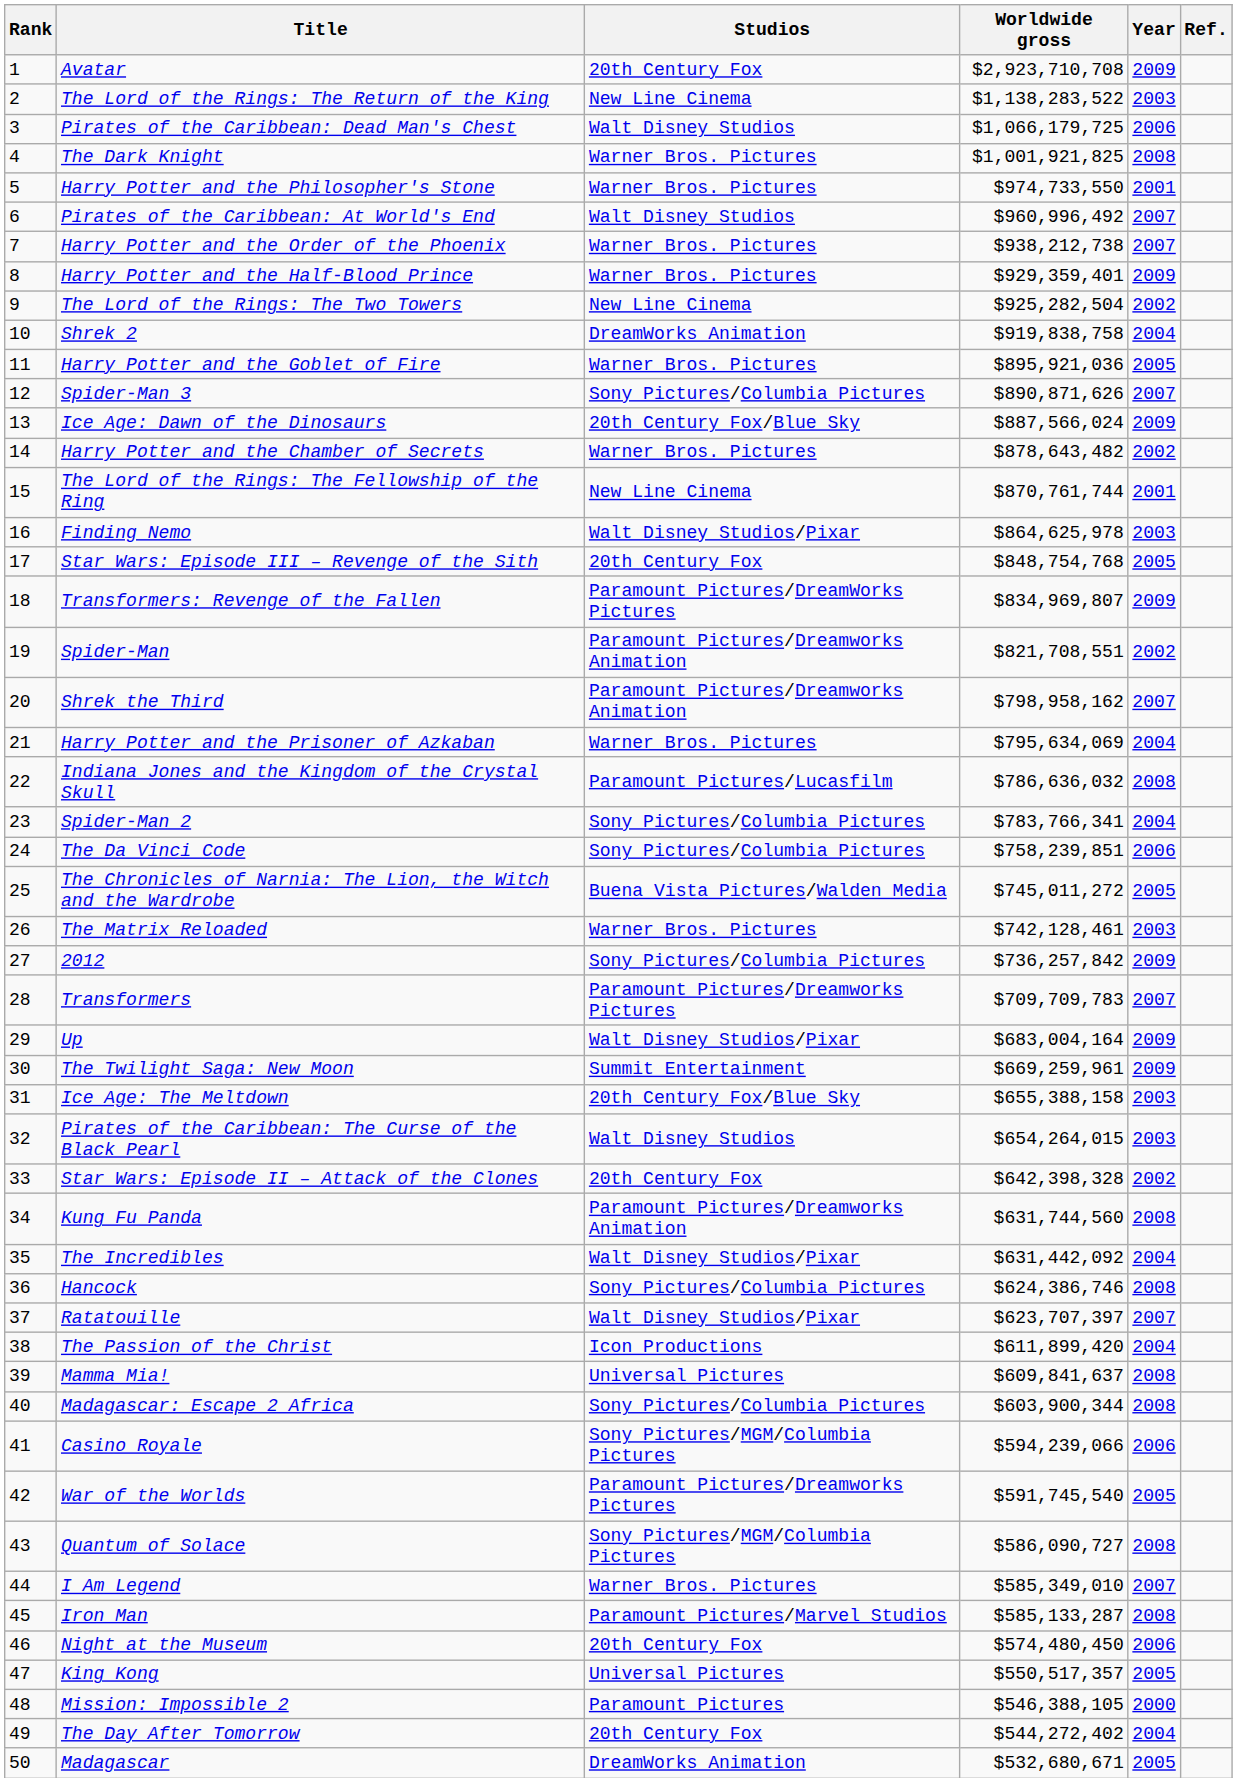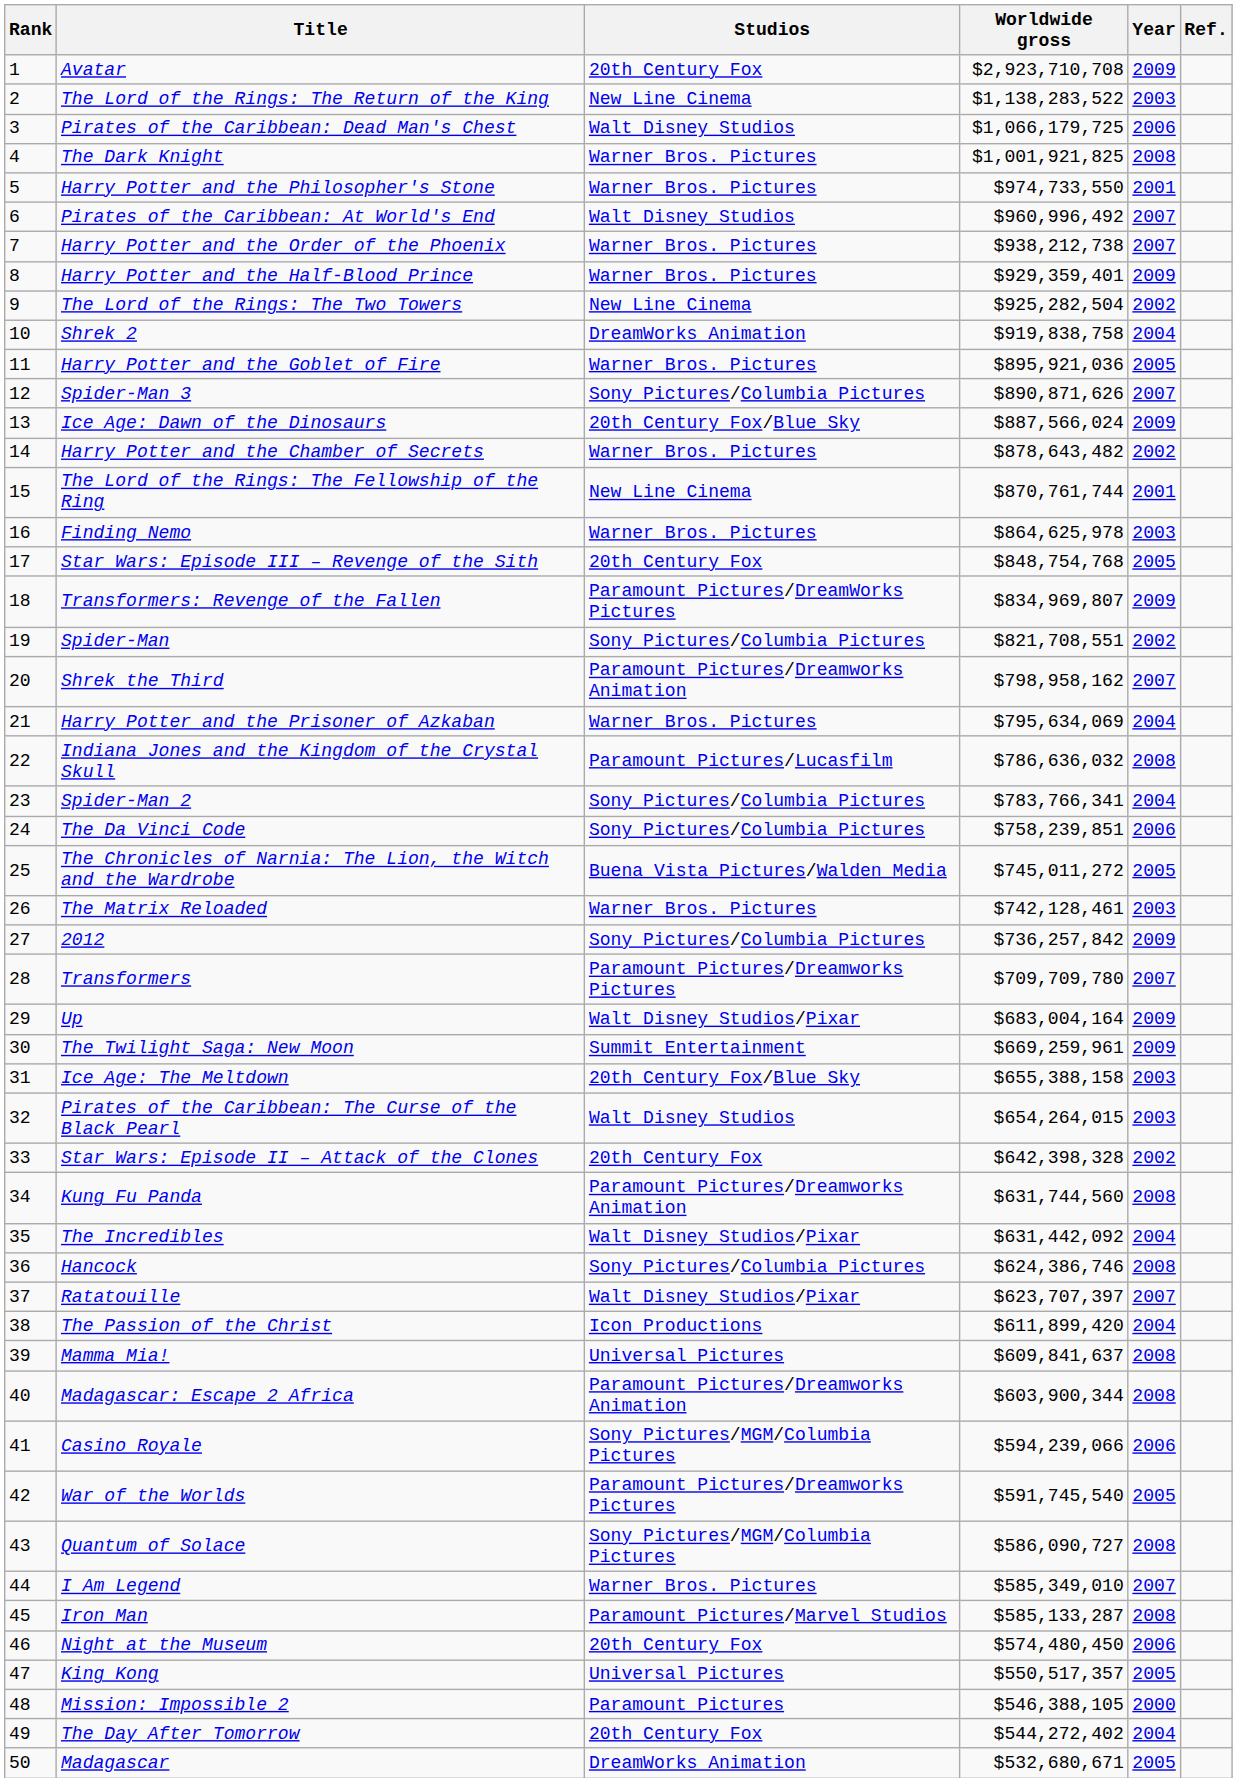(724, 532) Walt Disney Studios/Pixar -> (703, 532) Warner Bros. Pictures
(746, 652) Paramount Pictures/Dreamworks Animation -> (757, 642) Sony Pictures/Columbia Pictures
(1059, 1000) $709,709,783 -> (1059, 980) $709,709,780
(757, 1406) Sony Pictures/Columbia Pictures -> (746, 1396) Paramount Pictures/Dreamworks Animation
